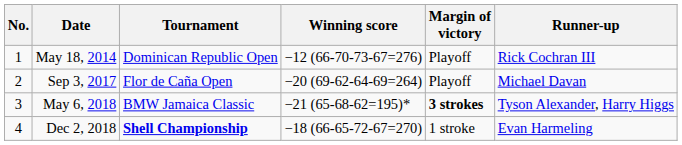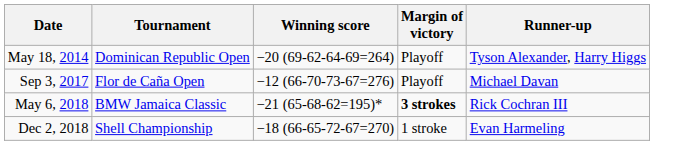- column: (18, 25)
(353, 57) −12 (66-70-73-67=276) -> (325, 57) −20 (69-62-64-69=264)
(547, 57) Rick Cochran III -> (558, 57) Tyson Alexander, Harry Higgs
(353, 81) −20 (69-62-64-69=264) -> (325, 81) −12 (66-70-73-67=276)
(586, 105) Tyson Alexander, Harry Higgs -> (519, 105) Rick Cochran III
(185, 128) bold -> (154, 128) normal
